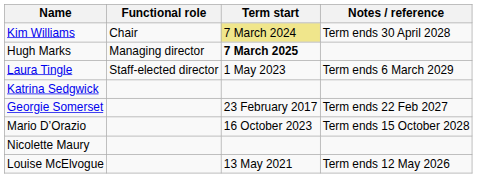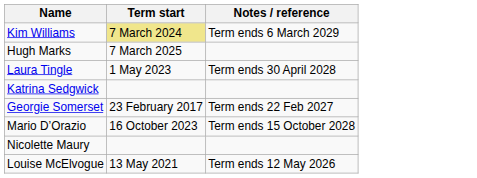- column: (164, 13)
(387, 32) Term ends 30 April 2028 -> (274, 32) Term ends 6 March 2029
(261, 51) bold -> (146, 51) normal
(388, 70) Term ends 6 March 2029 -> (272, 70) Term ends 30 April 2028
